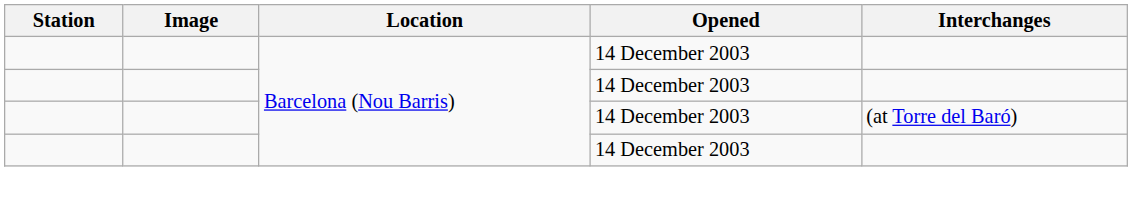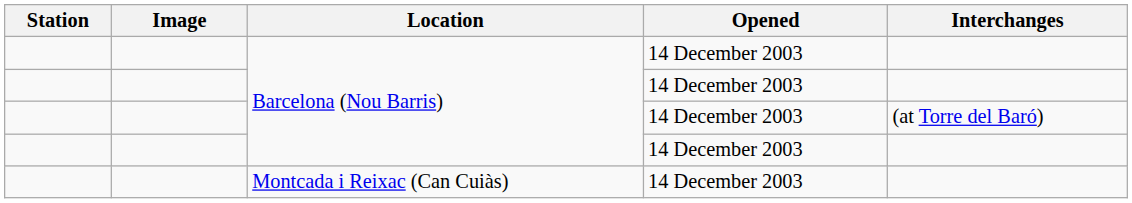+ row: (58, 182)
